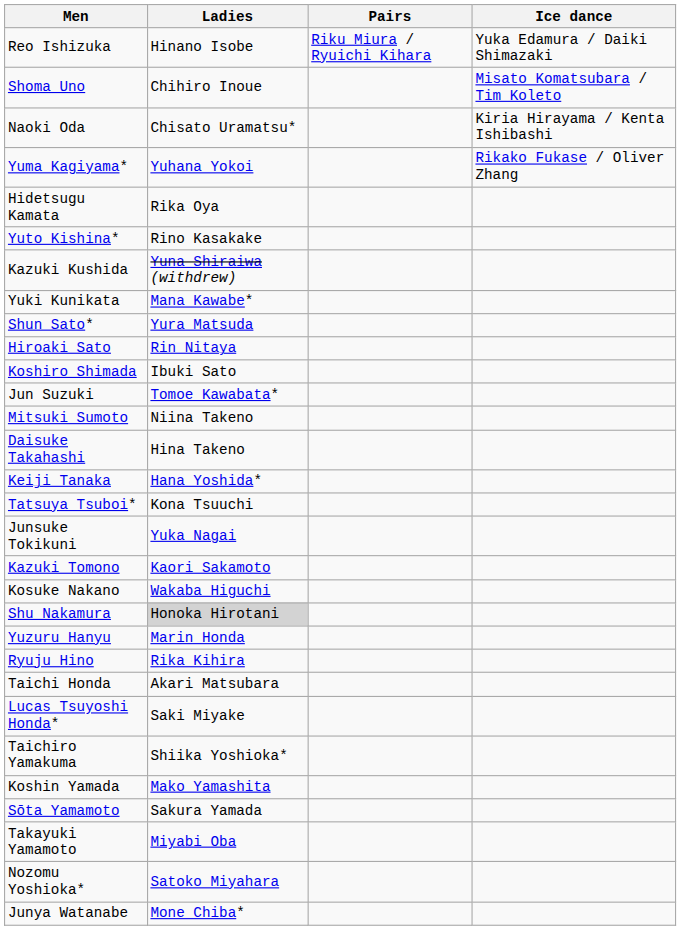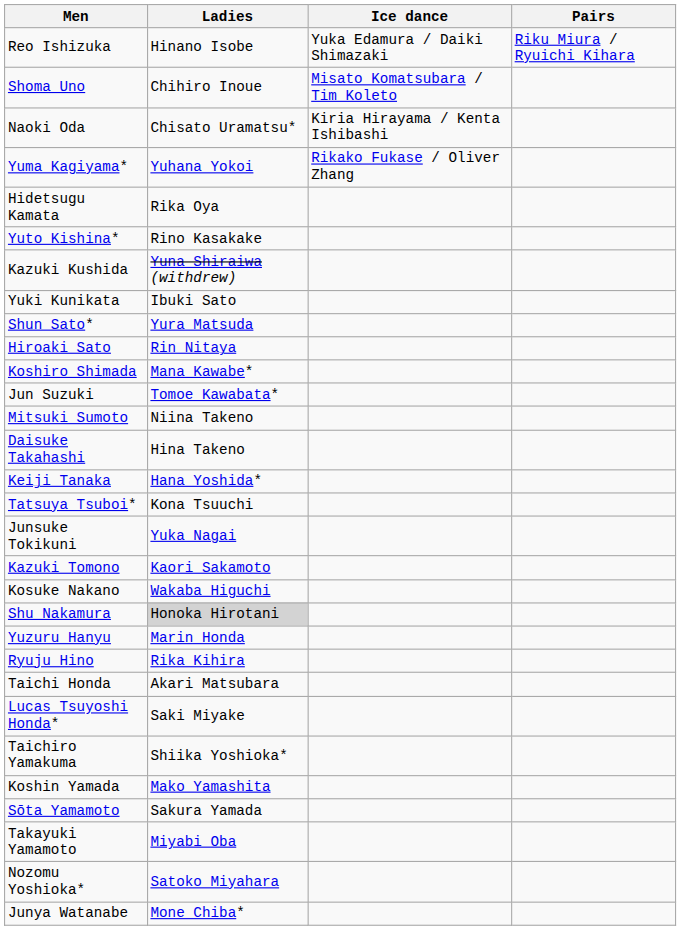columns swapped: (390, 16) <-> (574, 16)
(202, 302) Mana Kawabe* -> (193, 302) Ibuki Sato
(193, 372) Ibuki Sato -> (202, 372) Mana Kawabe*
